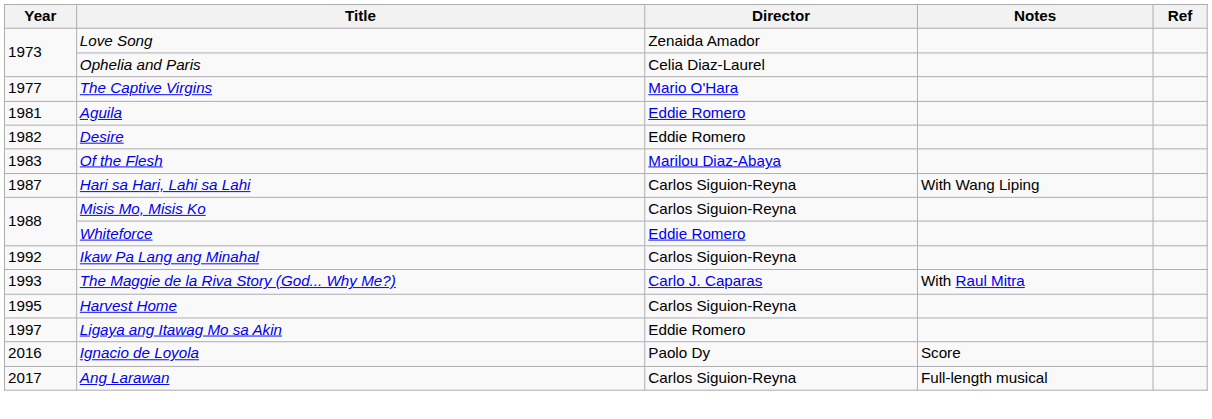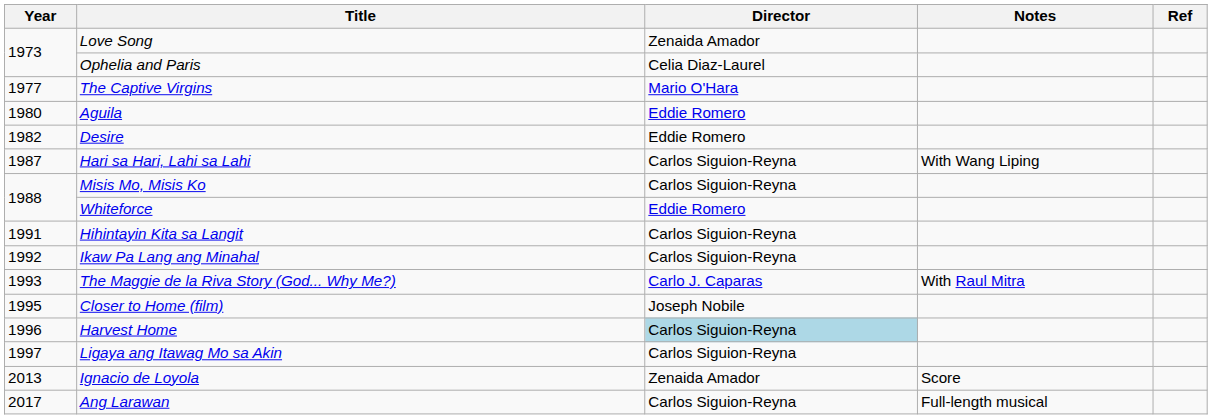(25, 112) 1981 -> (25, 112) 1980
- row: (121, 161)
+ row: (161, 233)
+ row: (152, 305)
(25, 305) 1995 -> (25, 329) 1996
(722, 305) no background -> (722, 329) lightblue background
(697, 329) Eddie Romero -> (722, 354) Carlos Siguion-Reyna
(25, 354) 2016 -> (25, 378) 2013
(679, 354) Paolo Dy -> (704, 378) Zenaida Amador
